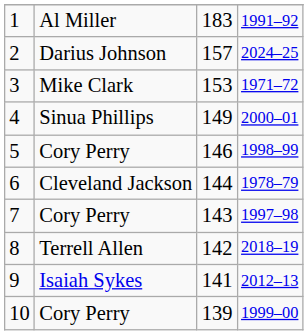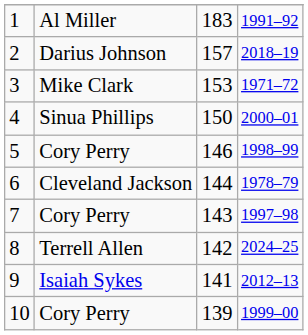(270, 53) 2024–25 -> (270, 53) 2018–19
(217, 118) 149 -> (217, 118) 150
(270, 248) 2018–19 -> (270, 248) 2024–25
